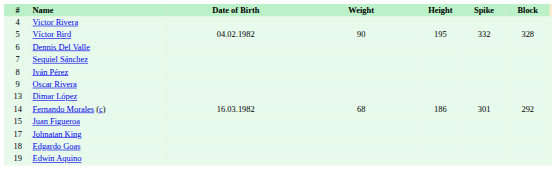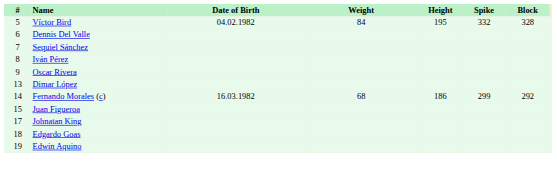- row: (55, 22)
(361, 35) 90 -> (361, 22) 84
(484, 109) 301 -> (484, 97) 299
